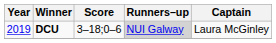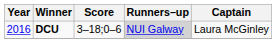(19, 30) 2019 -> (19, 30) 2016
